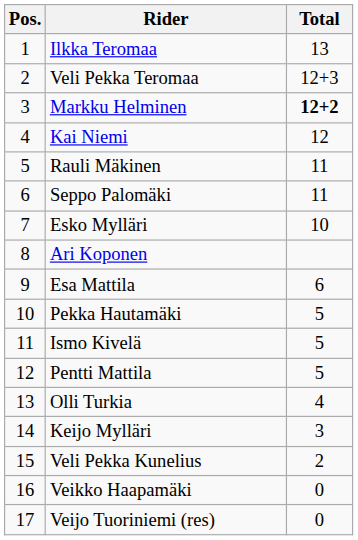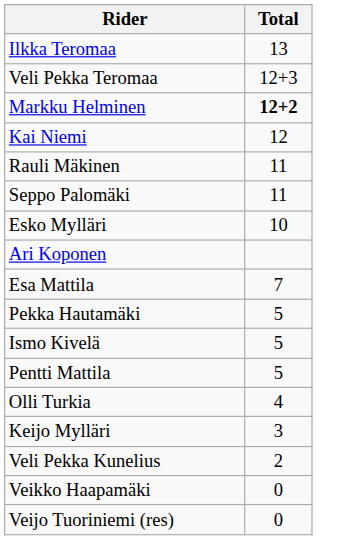- column: (25, 19)
(319, 284) 6 -> (278, 284) 7
